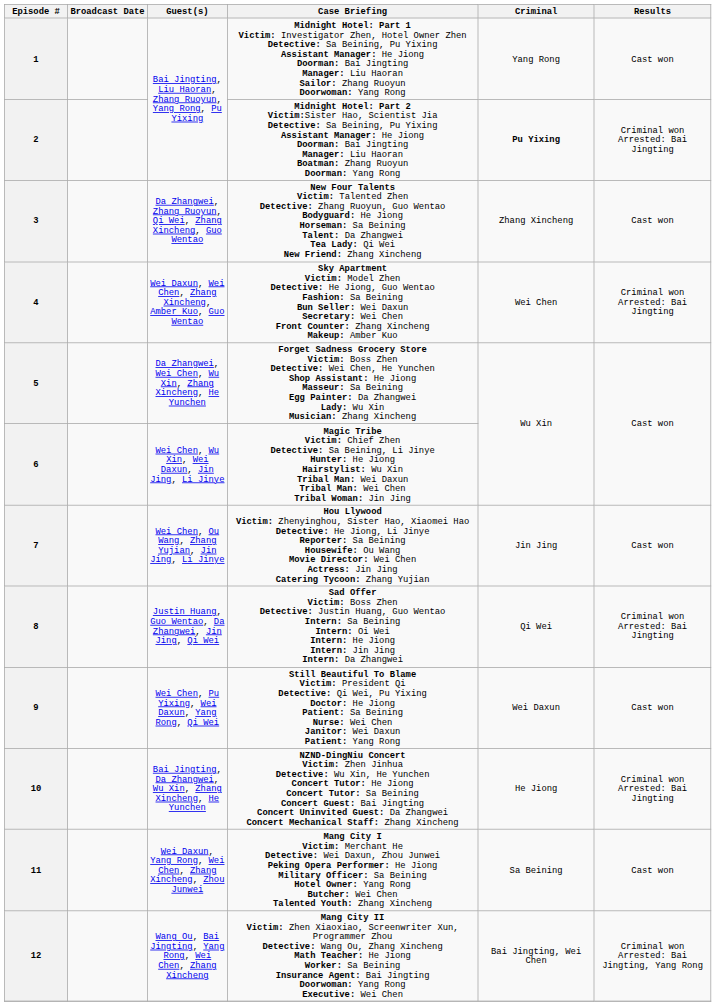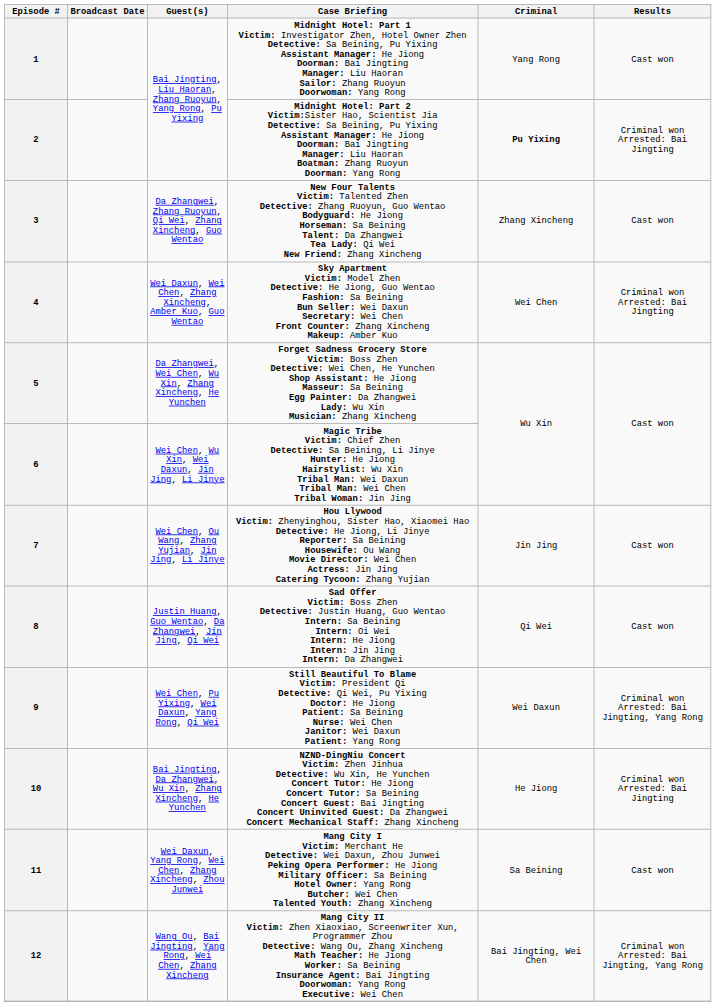(653, 627) Criminal won Arrested: Bai Jingting -> (653, 627) Cast won
(653, 708) Cast won -> (653, 708) Criminal won Arrested: Bai Jingting, Yang Rong
